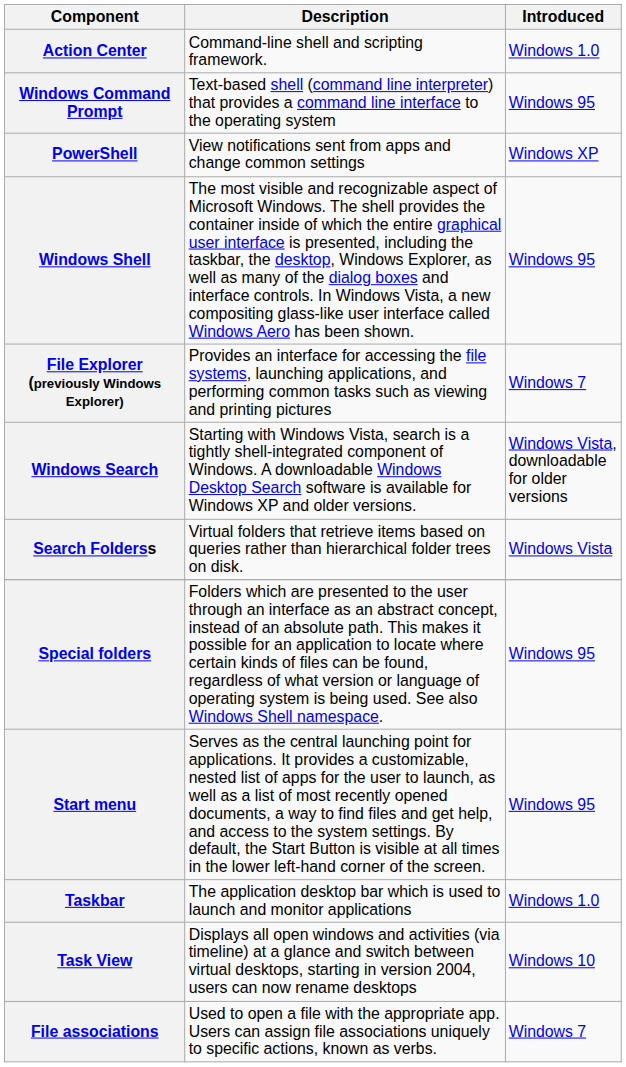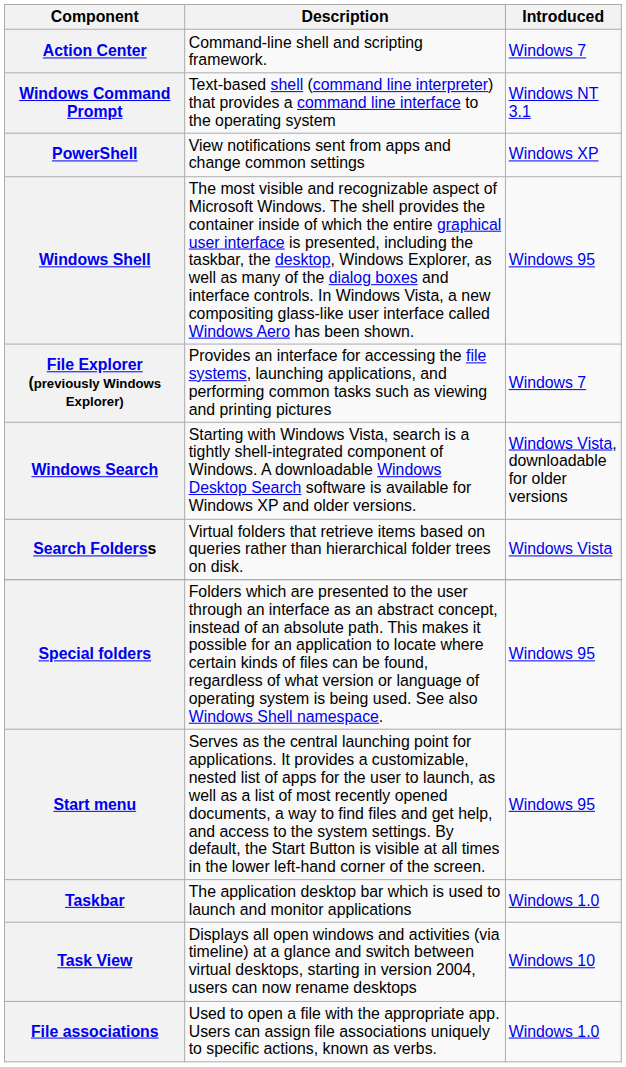(554, 51) Windows 1.0 -> (547, 51) Windows 7
(552, 102) Windows 95 -> (554, 102) Windows NT 3.1
(547, 1031) Windows 7 -> (554, 1031) Windows 1.0
